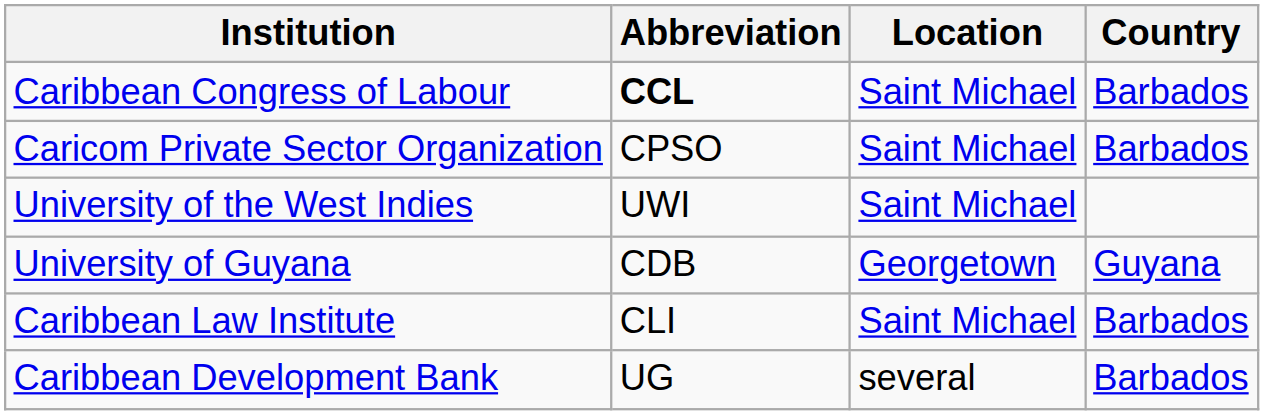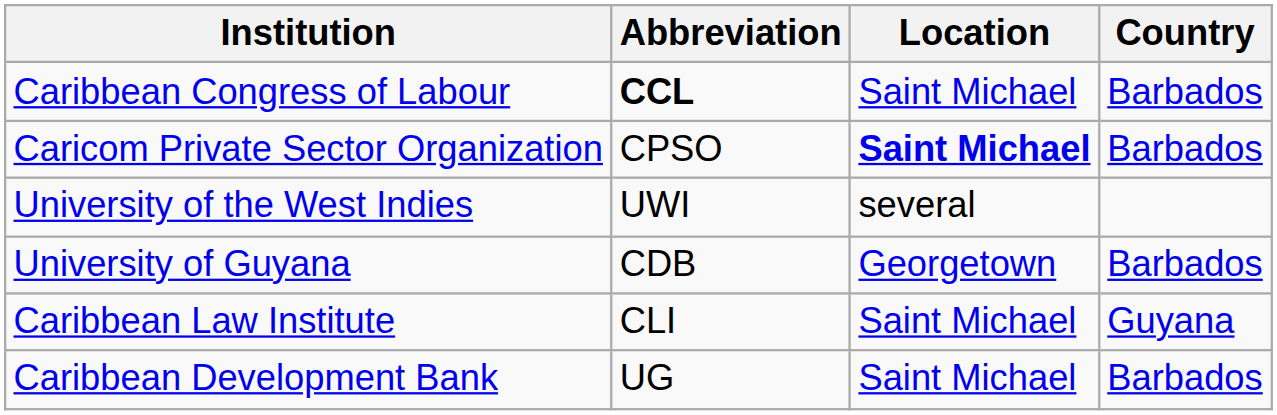(967, 148) normal -> (974, 148) bold
(967, 206) Saint Michael -> (917, 206) several
(1157, 263) Guyana -> (1185, 263) Barbados
(1171, 321) Barbados -> (1171, 321) Guyana
(917, 378) several -> (967, 378) Saint Michael
